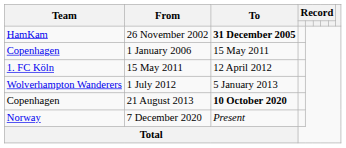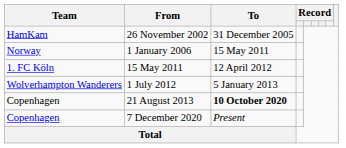(254, 34) bold -> (253, 34) normal
(33, 51) Copenhagen -> (24, 51) Norway
(24, 118) Norway -> (33, 118) Copenhagen
